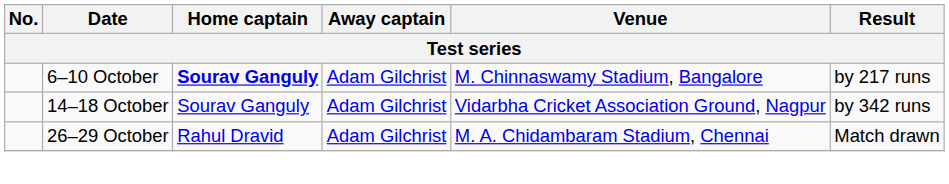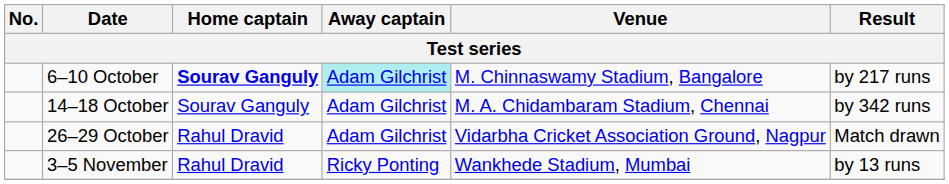(387, 77) no background -> (387, 77) paleturquoise background
(640, 106) Vidarbha Cricket Association Ground, Nagpur -> (612, 106) M. A. Chidambaram Stadium, Chennai
(612, 135) M. A. Chidambaram Stadium, Chennai -> (640, 135) Vidarbha Cricket Association Ground, Nagpur
+ row: (107, 164)
